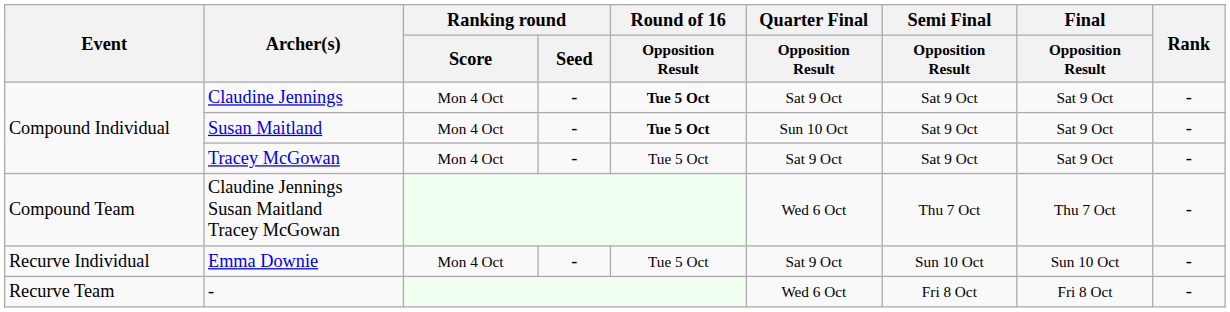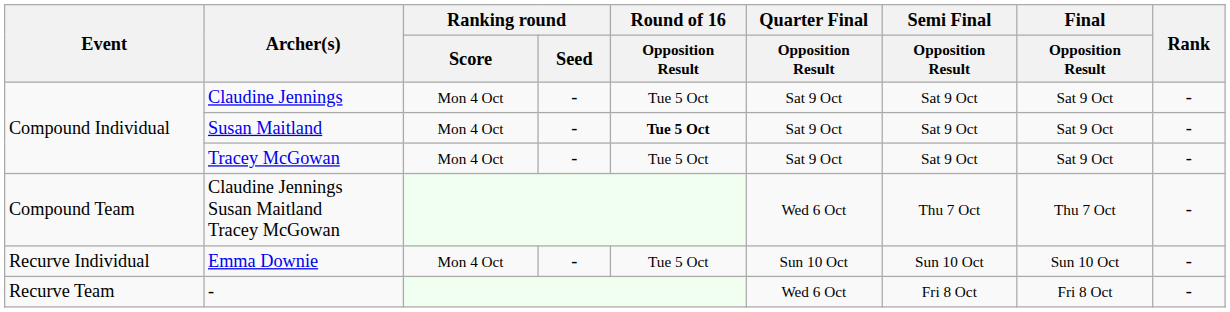(678, 97) bold -> (678, 99) normal
(814, 129) Sun 10 Oct -> (814, 129) Sat 9 Oct
(814, 262) Sat 9 Oct -> (814, 262) Sun 10 Oct
